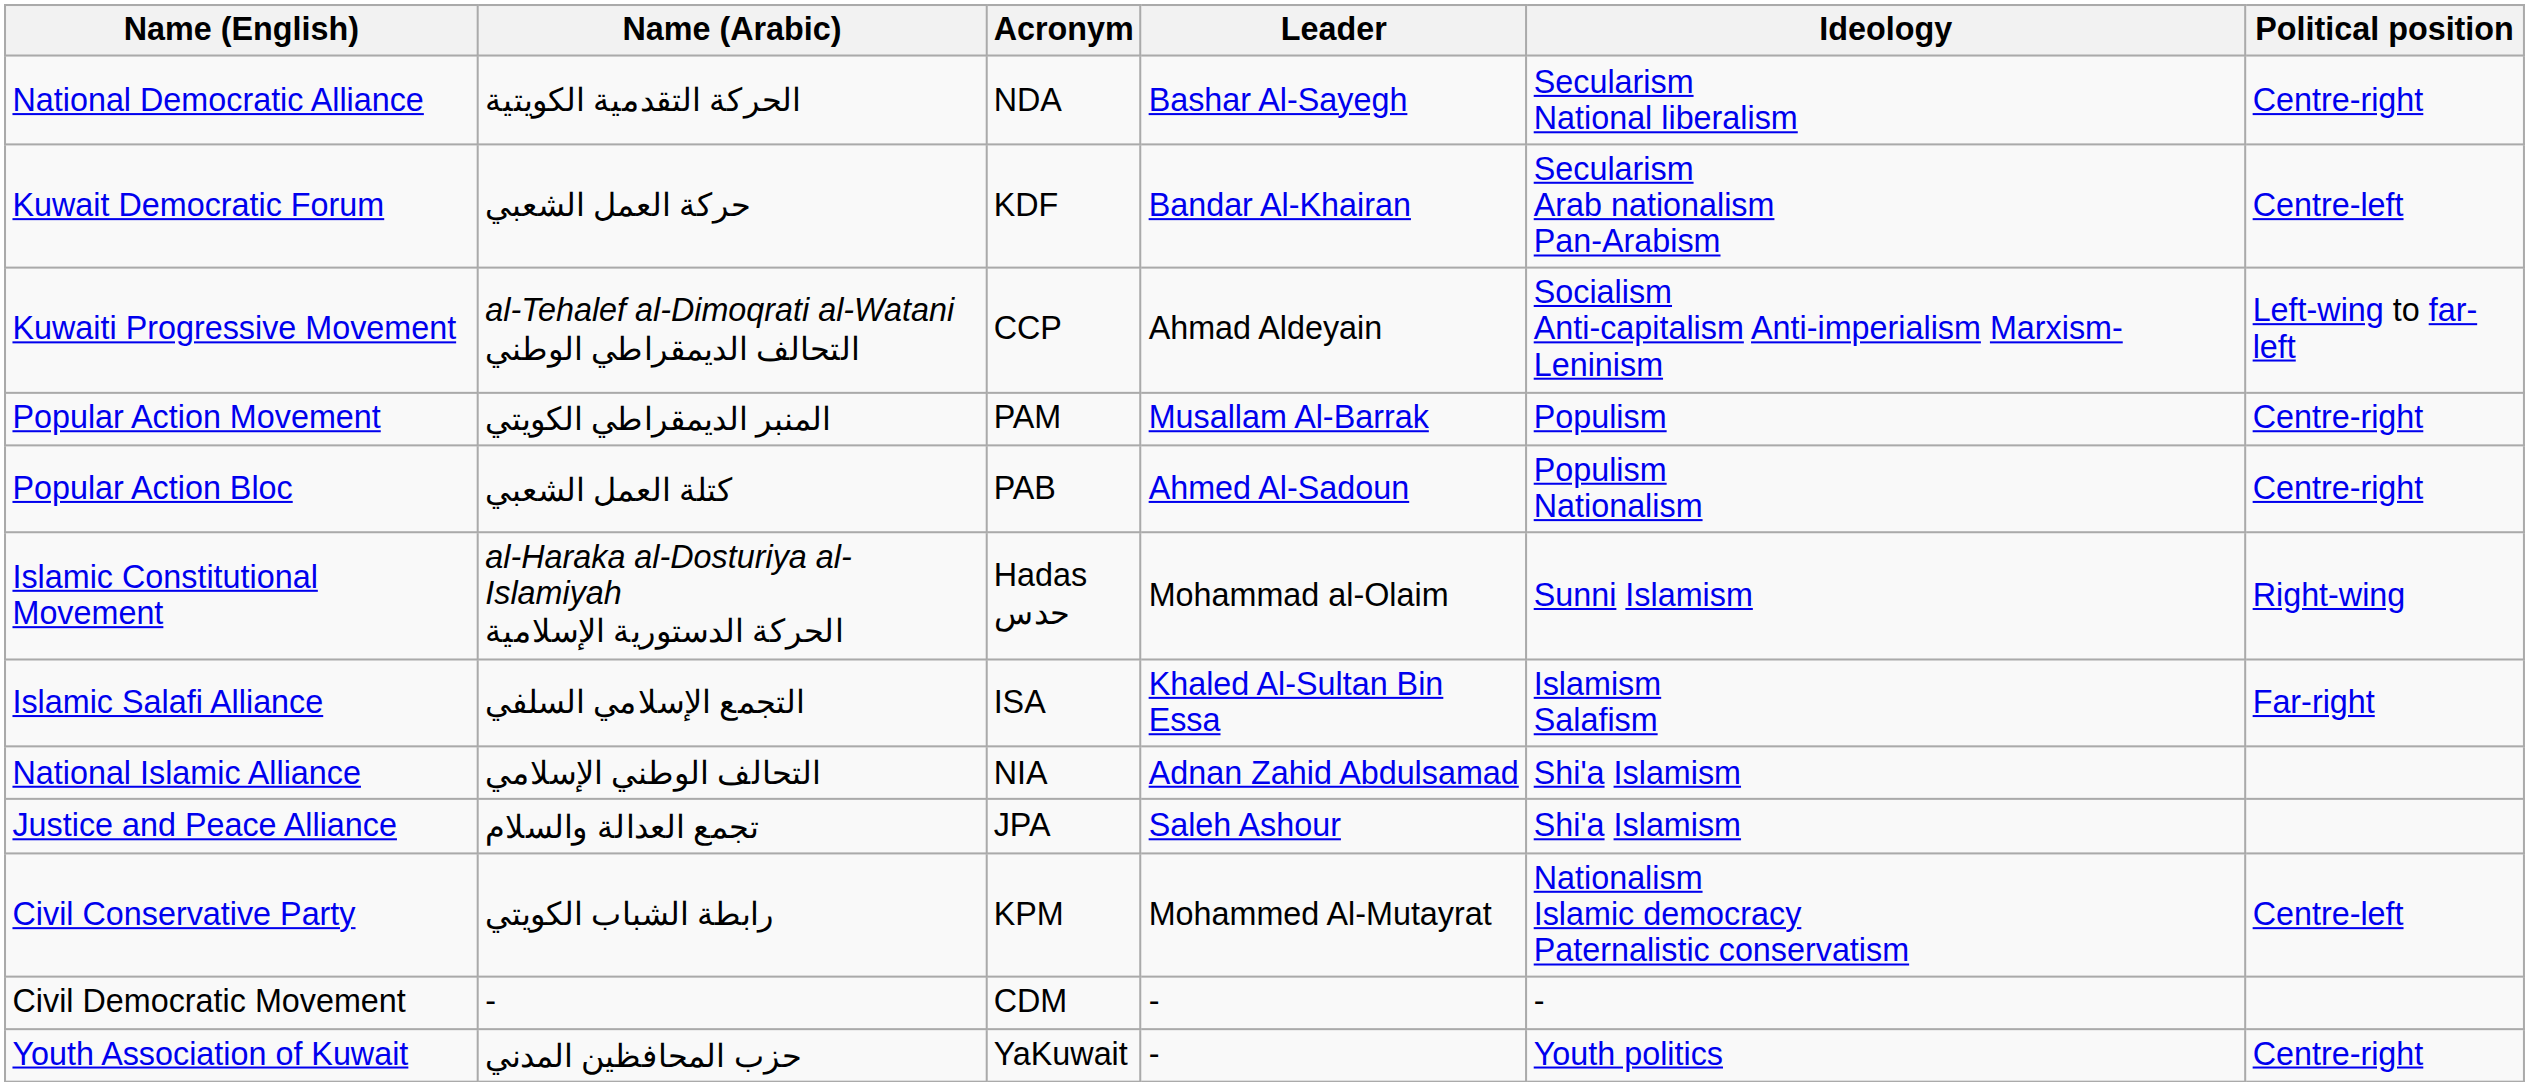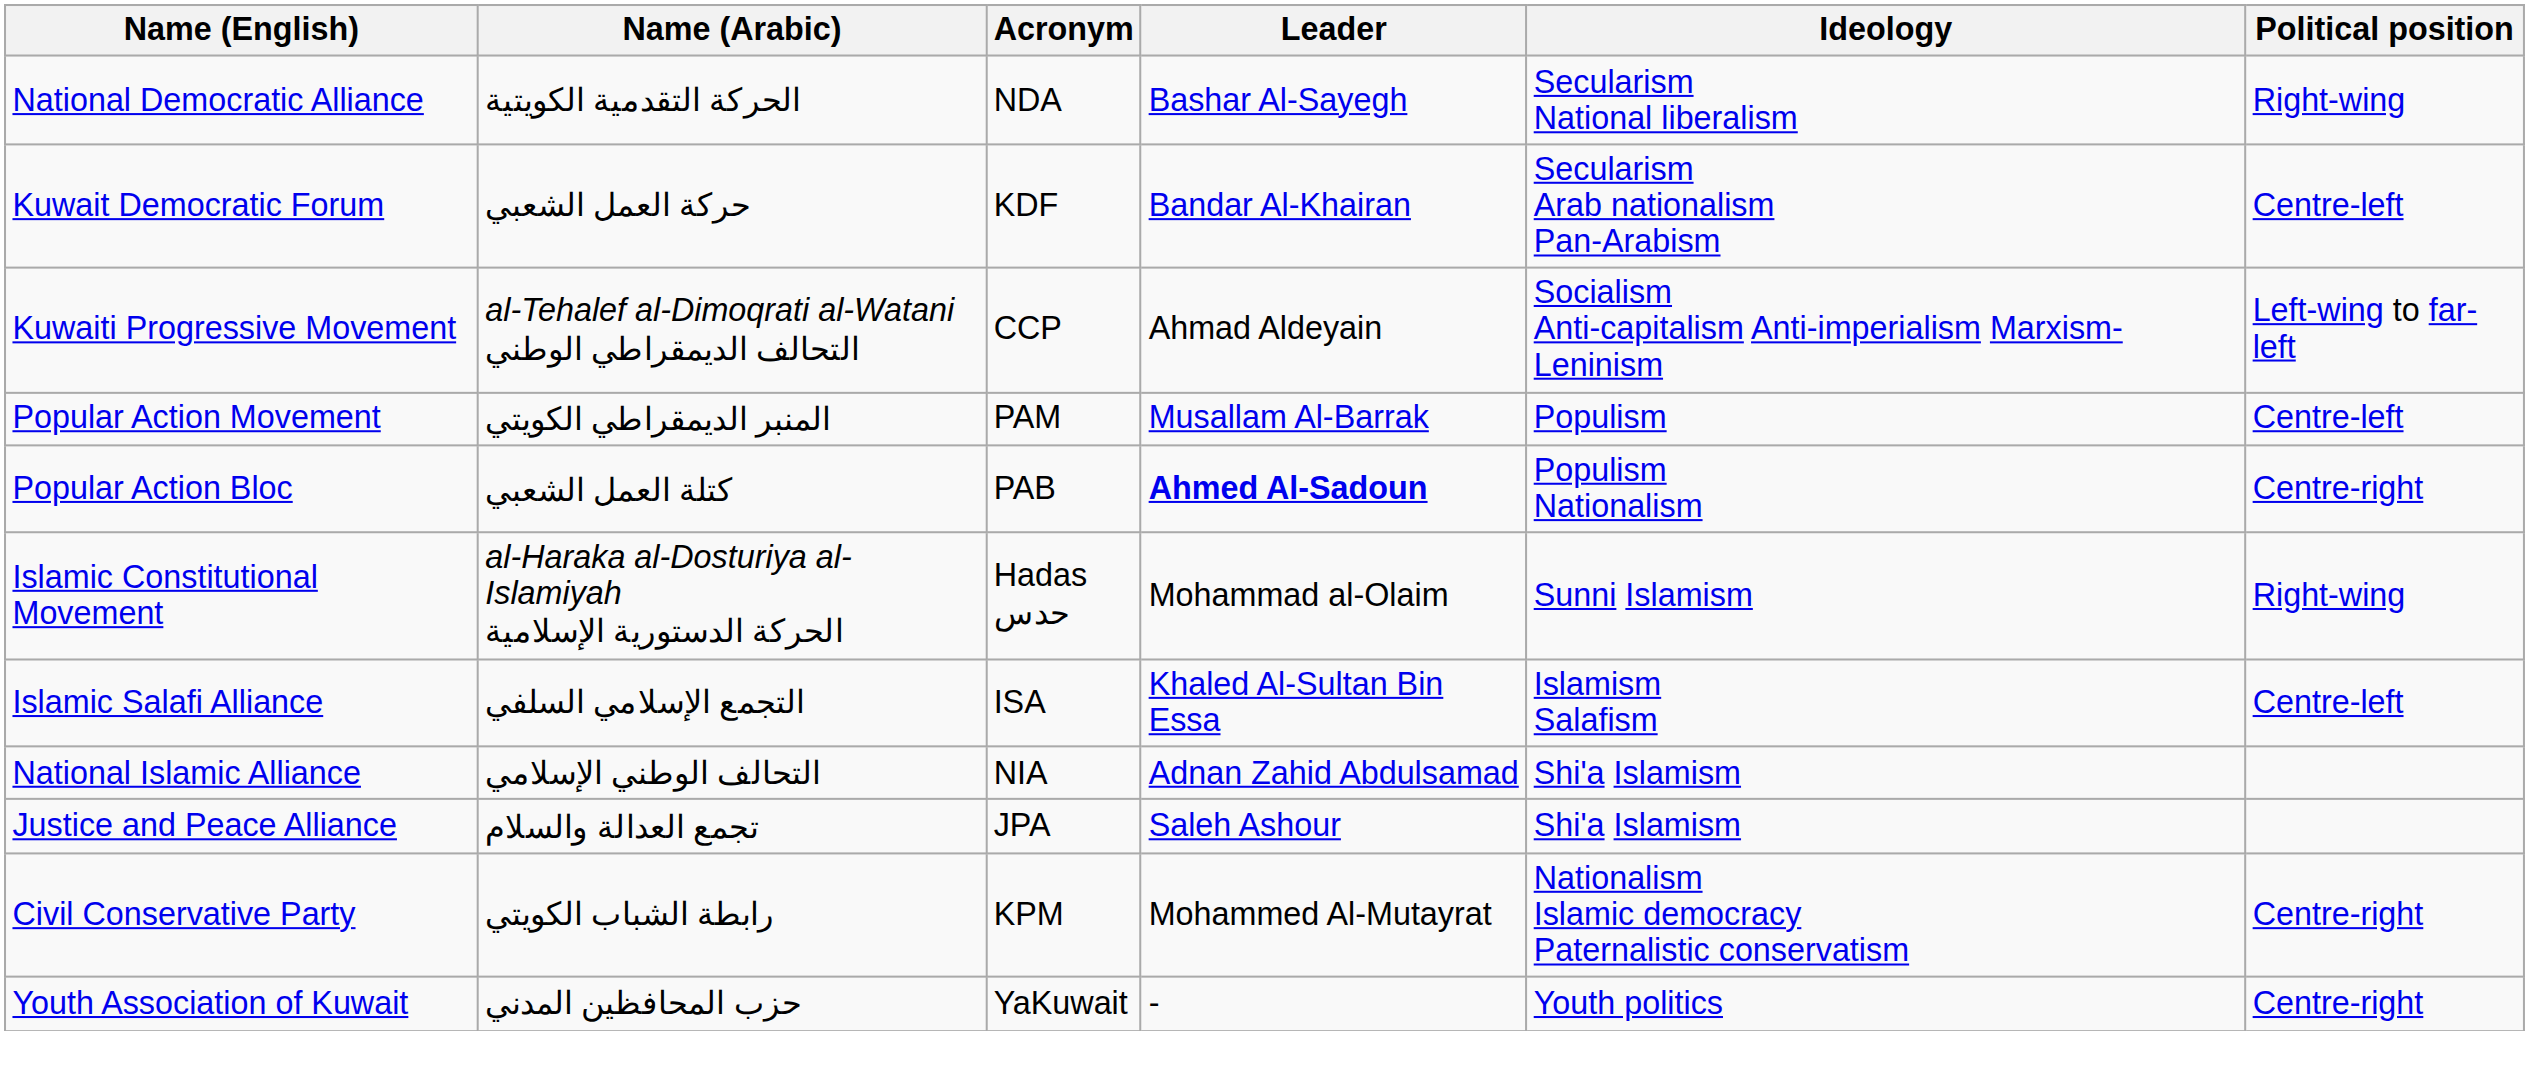(2338, 99) Centre-right -> (2329, 99) Right-wing
(2338, 417) Centre-right -> (2328, 417) Centre-left
(1279, 488) normal -> (1288, 488) bold
(2314, 702) Far-right -> (2328, 702) Centre-left
(2328, 914) Centre-left -> (2338, 914) Centre-right
- row: (209, 1002)
